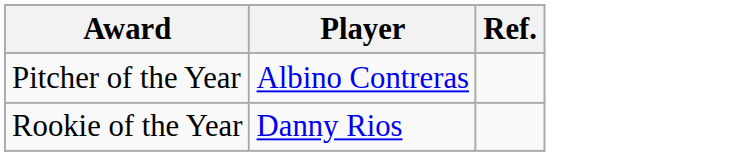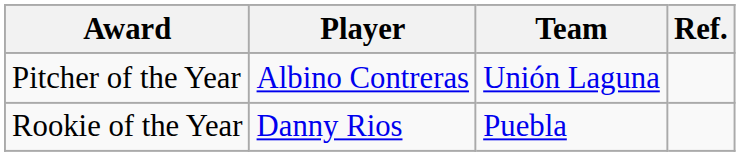+ column: (571, 28)
